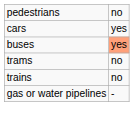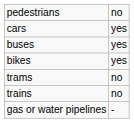(119, 45) lightsalmon background -> (119, 45) no background
+ row: (19, 61)
